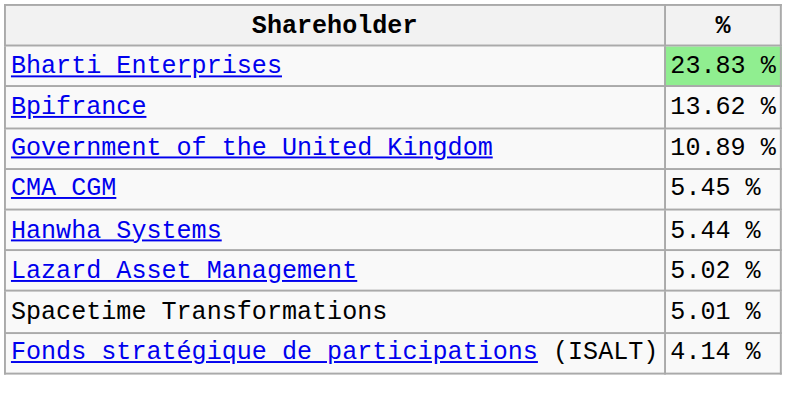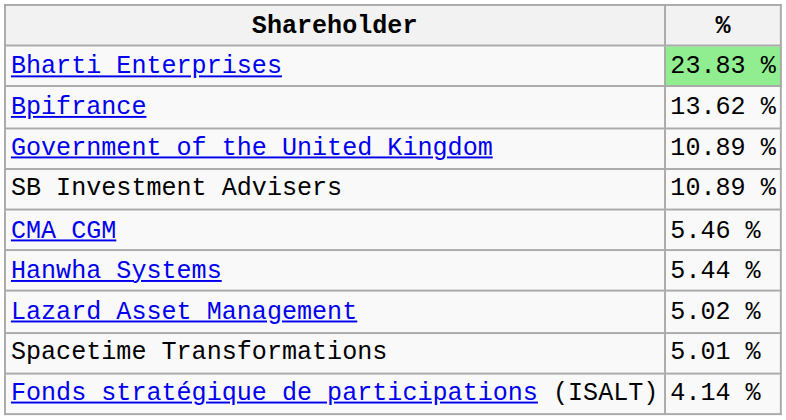+ row: (177, 189)
(716, 189) 5.45 % -> (716, 230) 5.46 %
